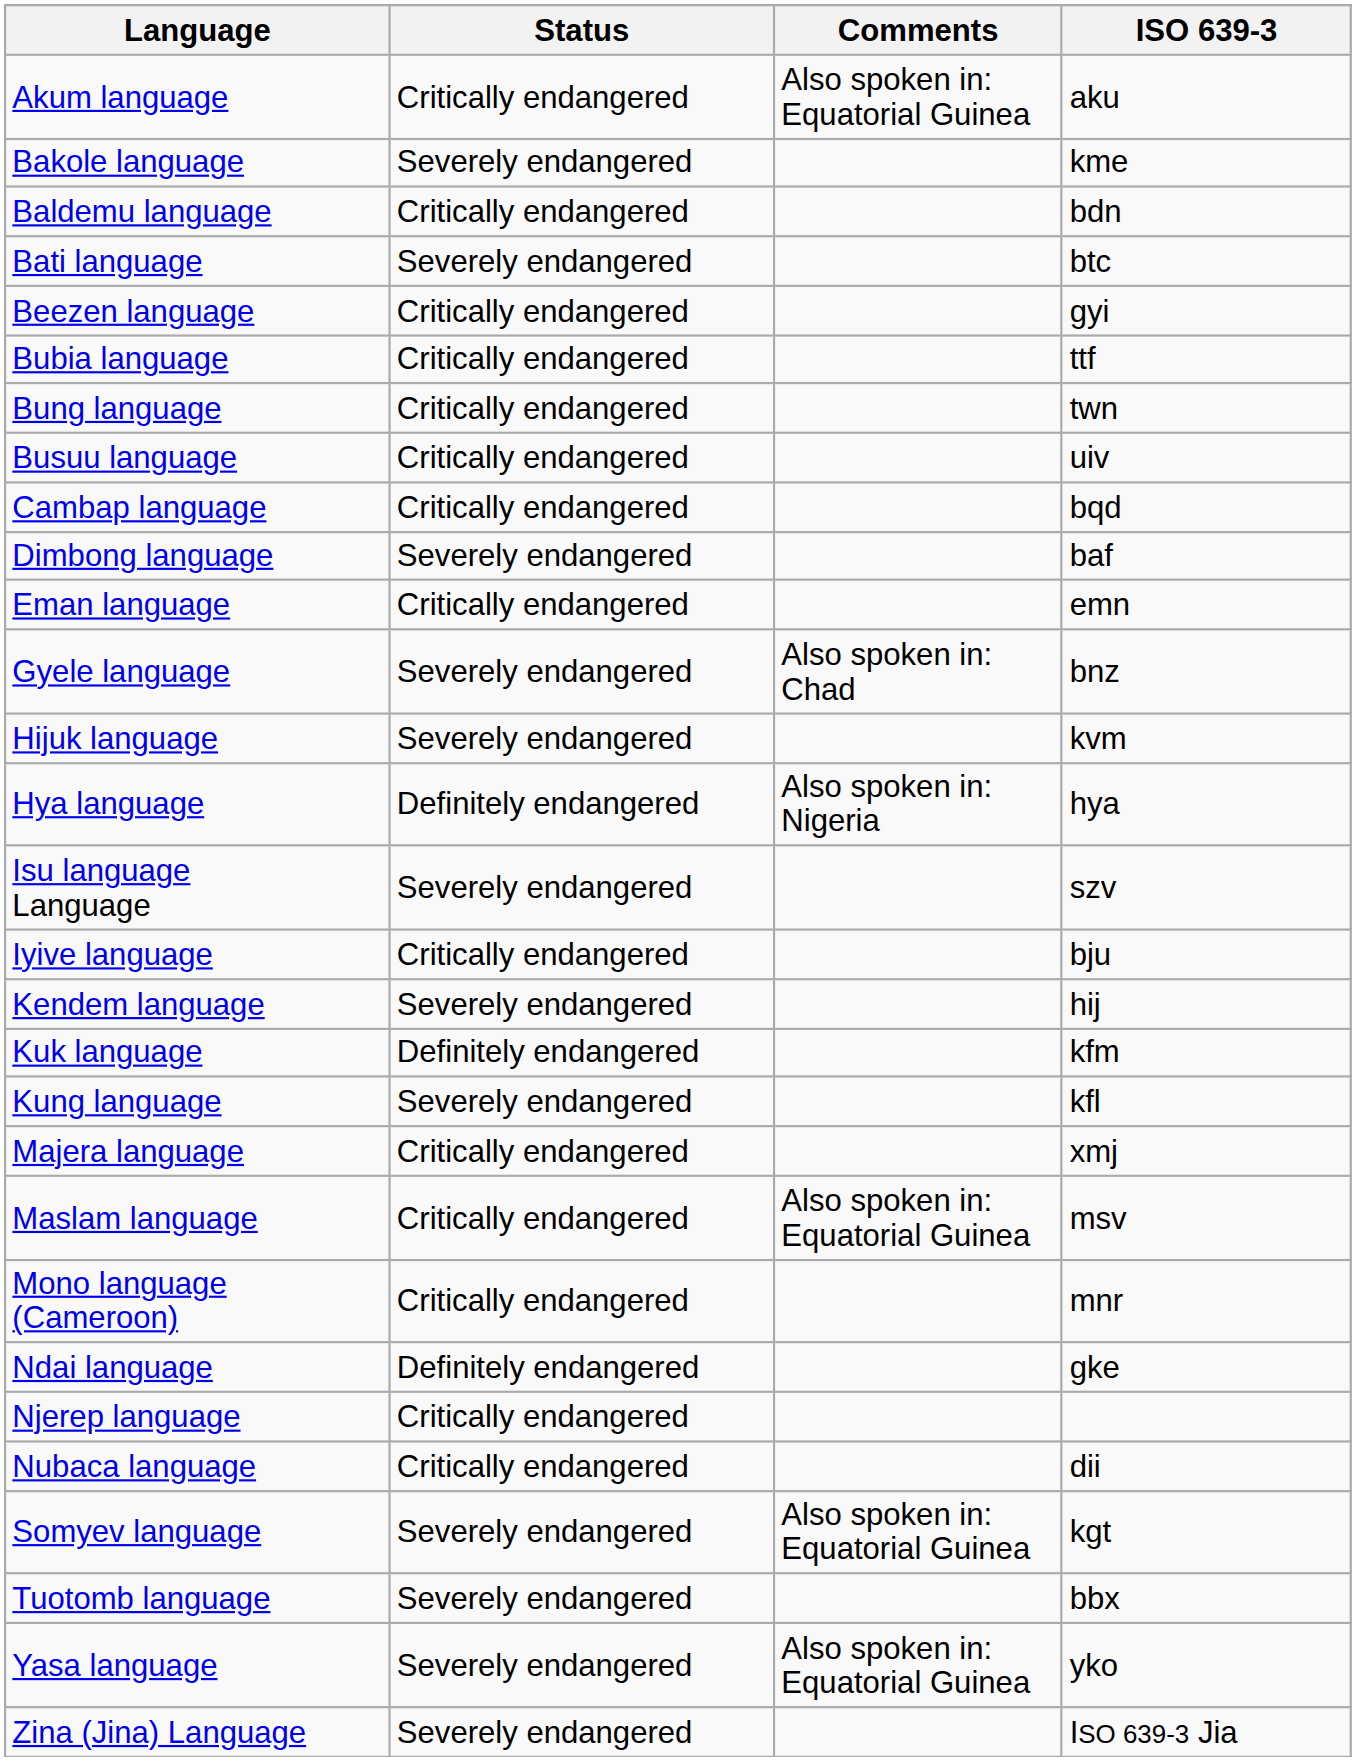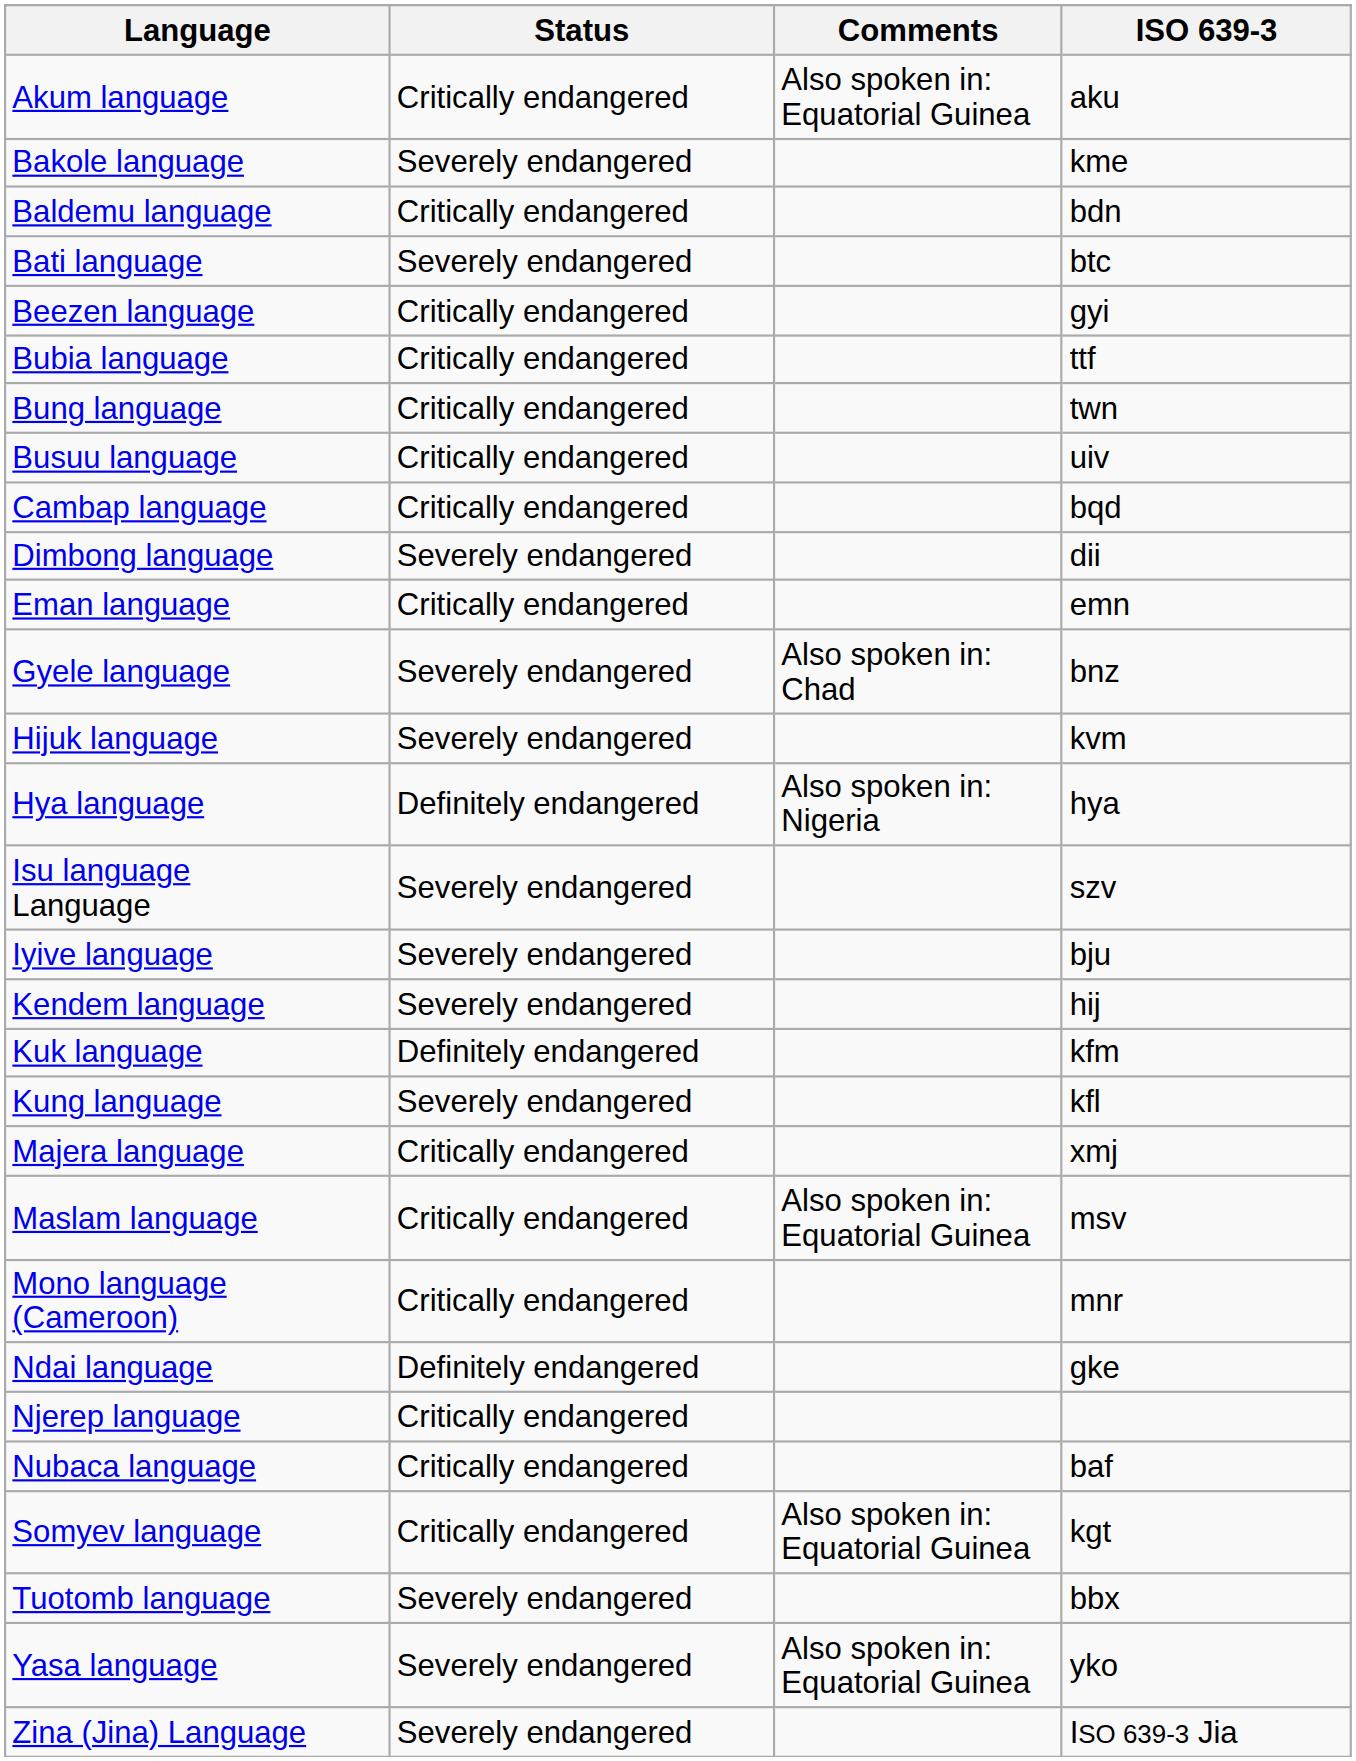(1091, 556) baf -> (1085, 556) dii
(543, 954) Critically endangered -> (545, 954) Severely endangered
(1085, 1466) dii -> (1091, 1466) baf
(545, 1532) Severely endangered -> (543, 1532) Critically endangered
